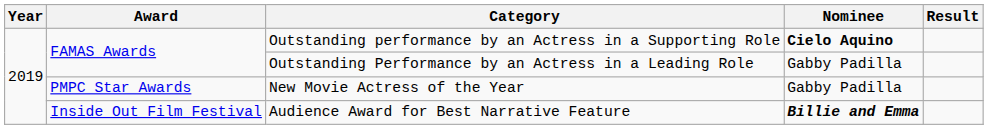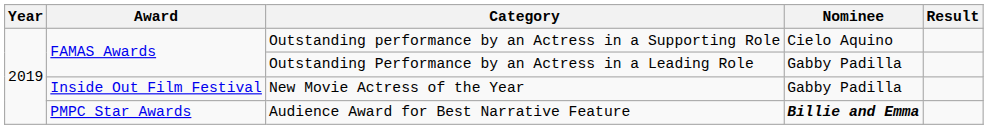(840, 40) bold -> (840, 40) normal
(121, 88) PMPC Star Awards -> (156, 88) Inside Out Film Festival
(156, 112) Inside Out Film Festival -> (121, 112) PMPC Star Awards
